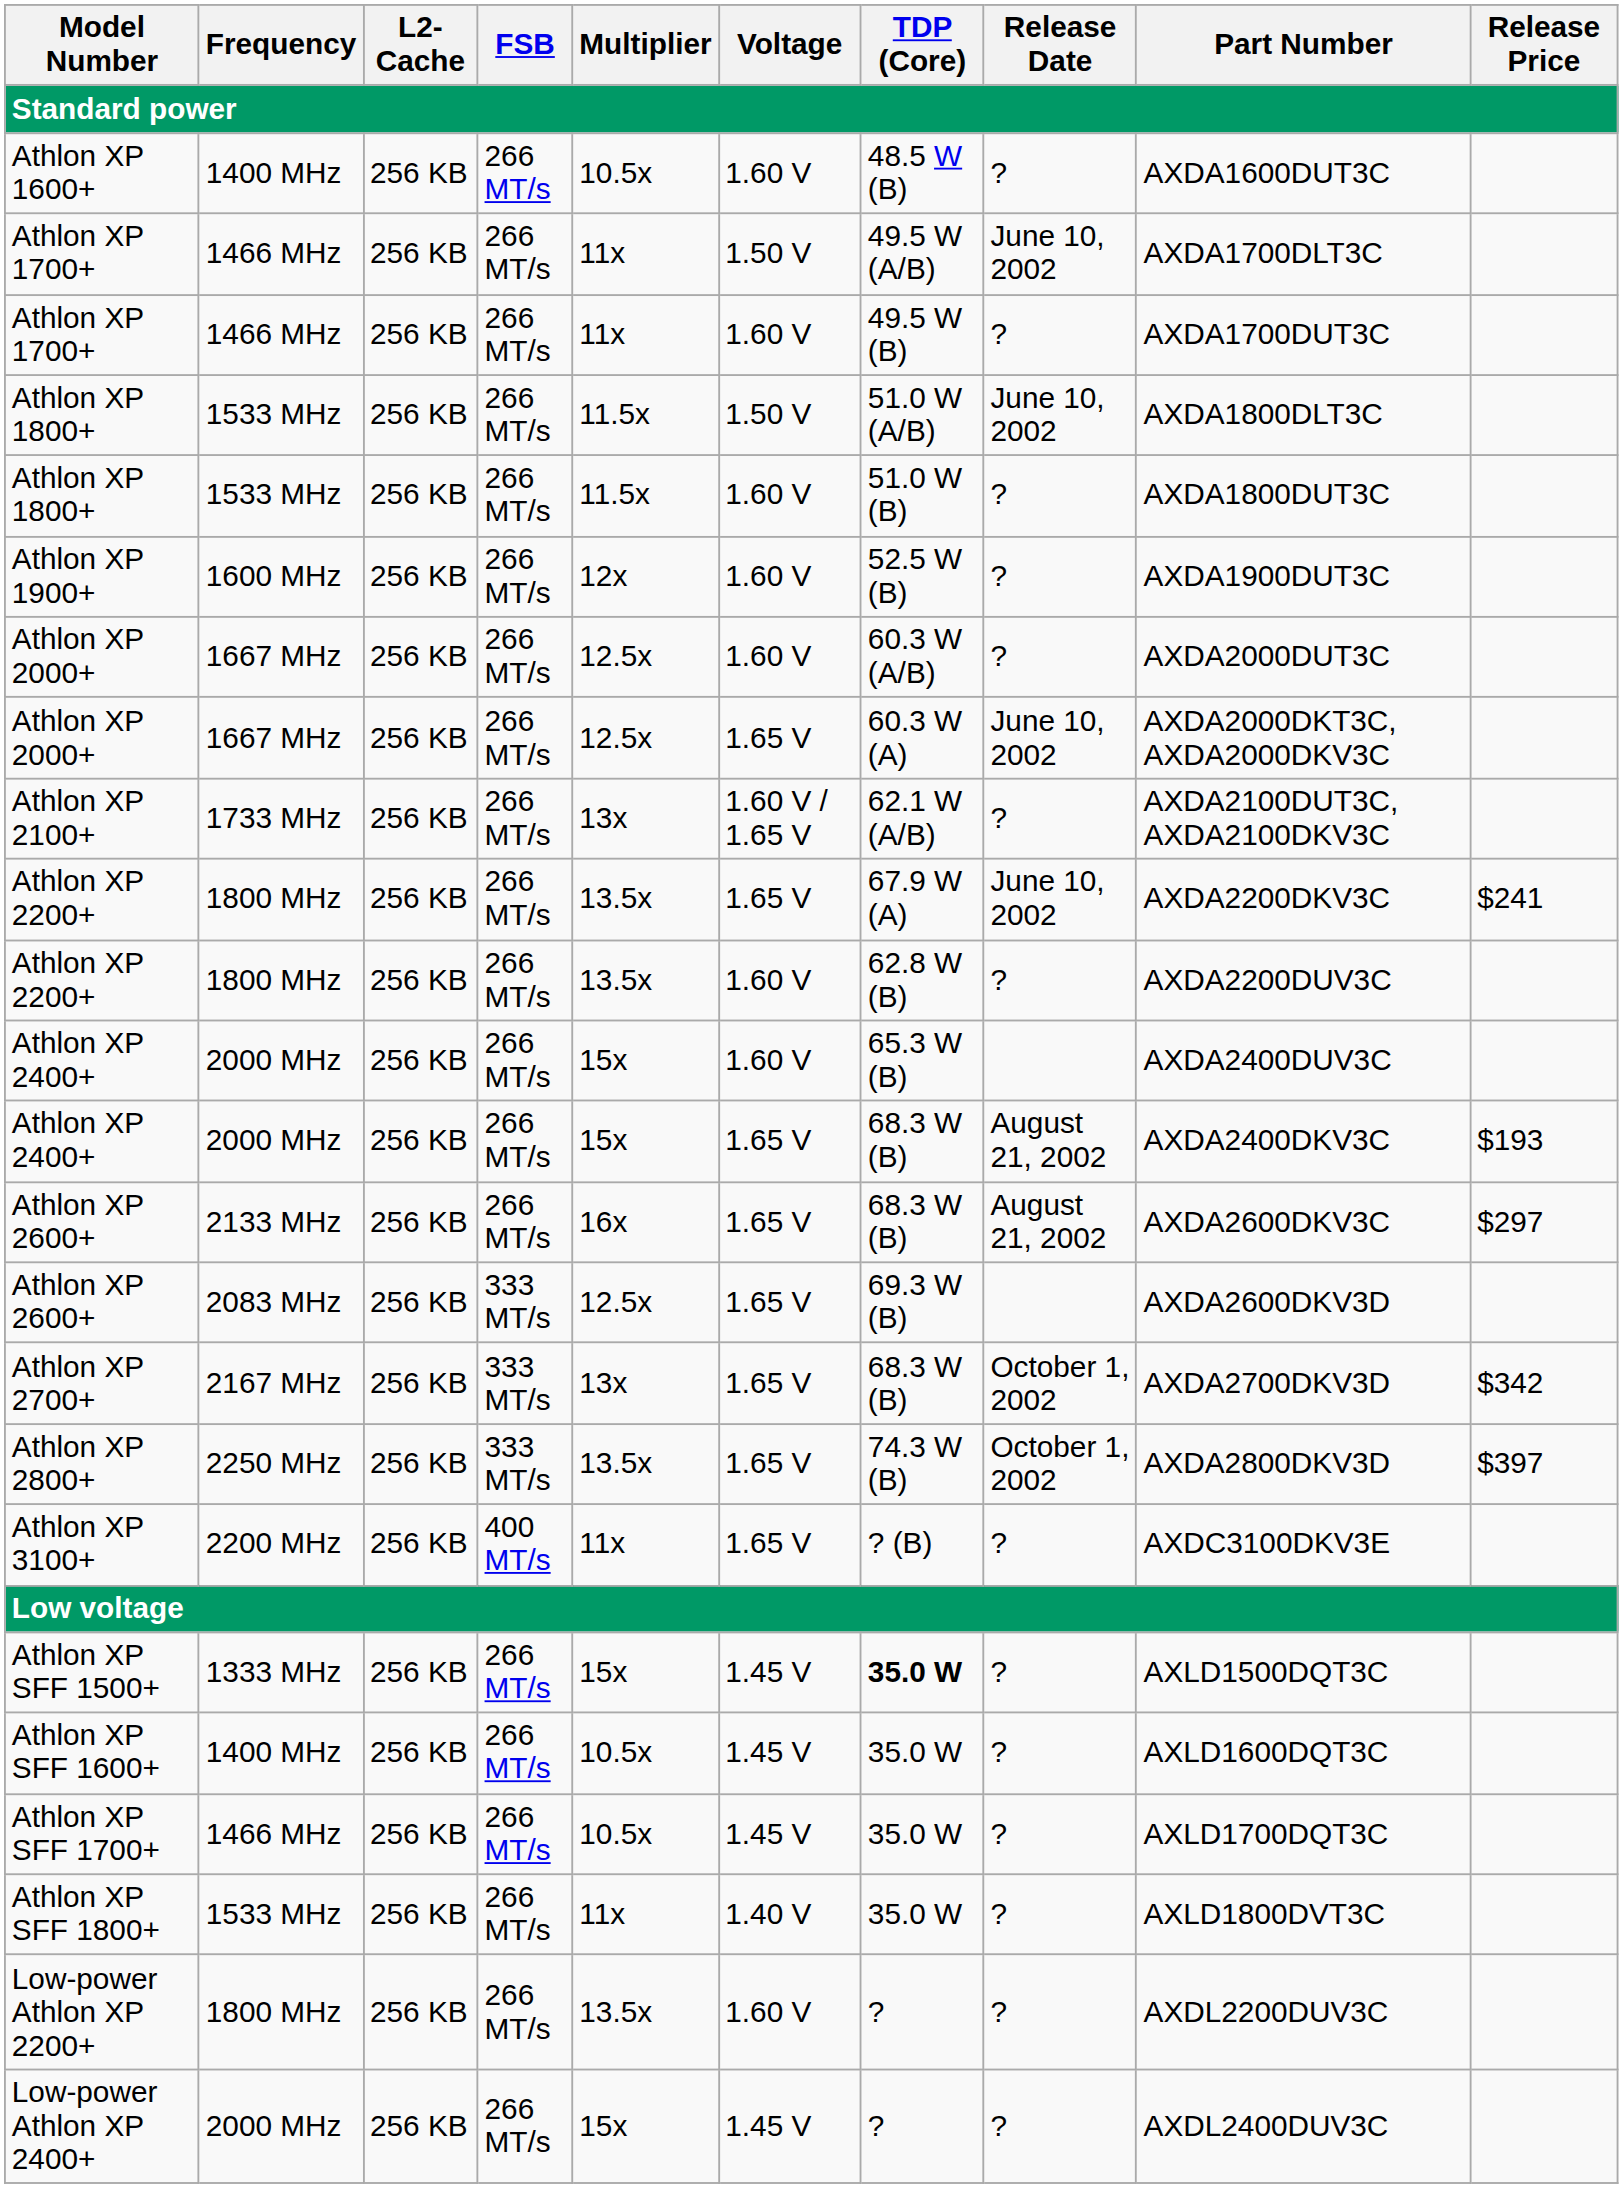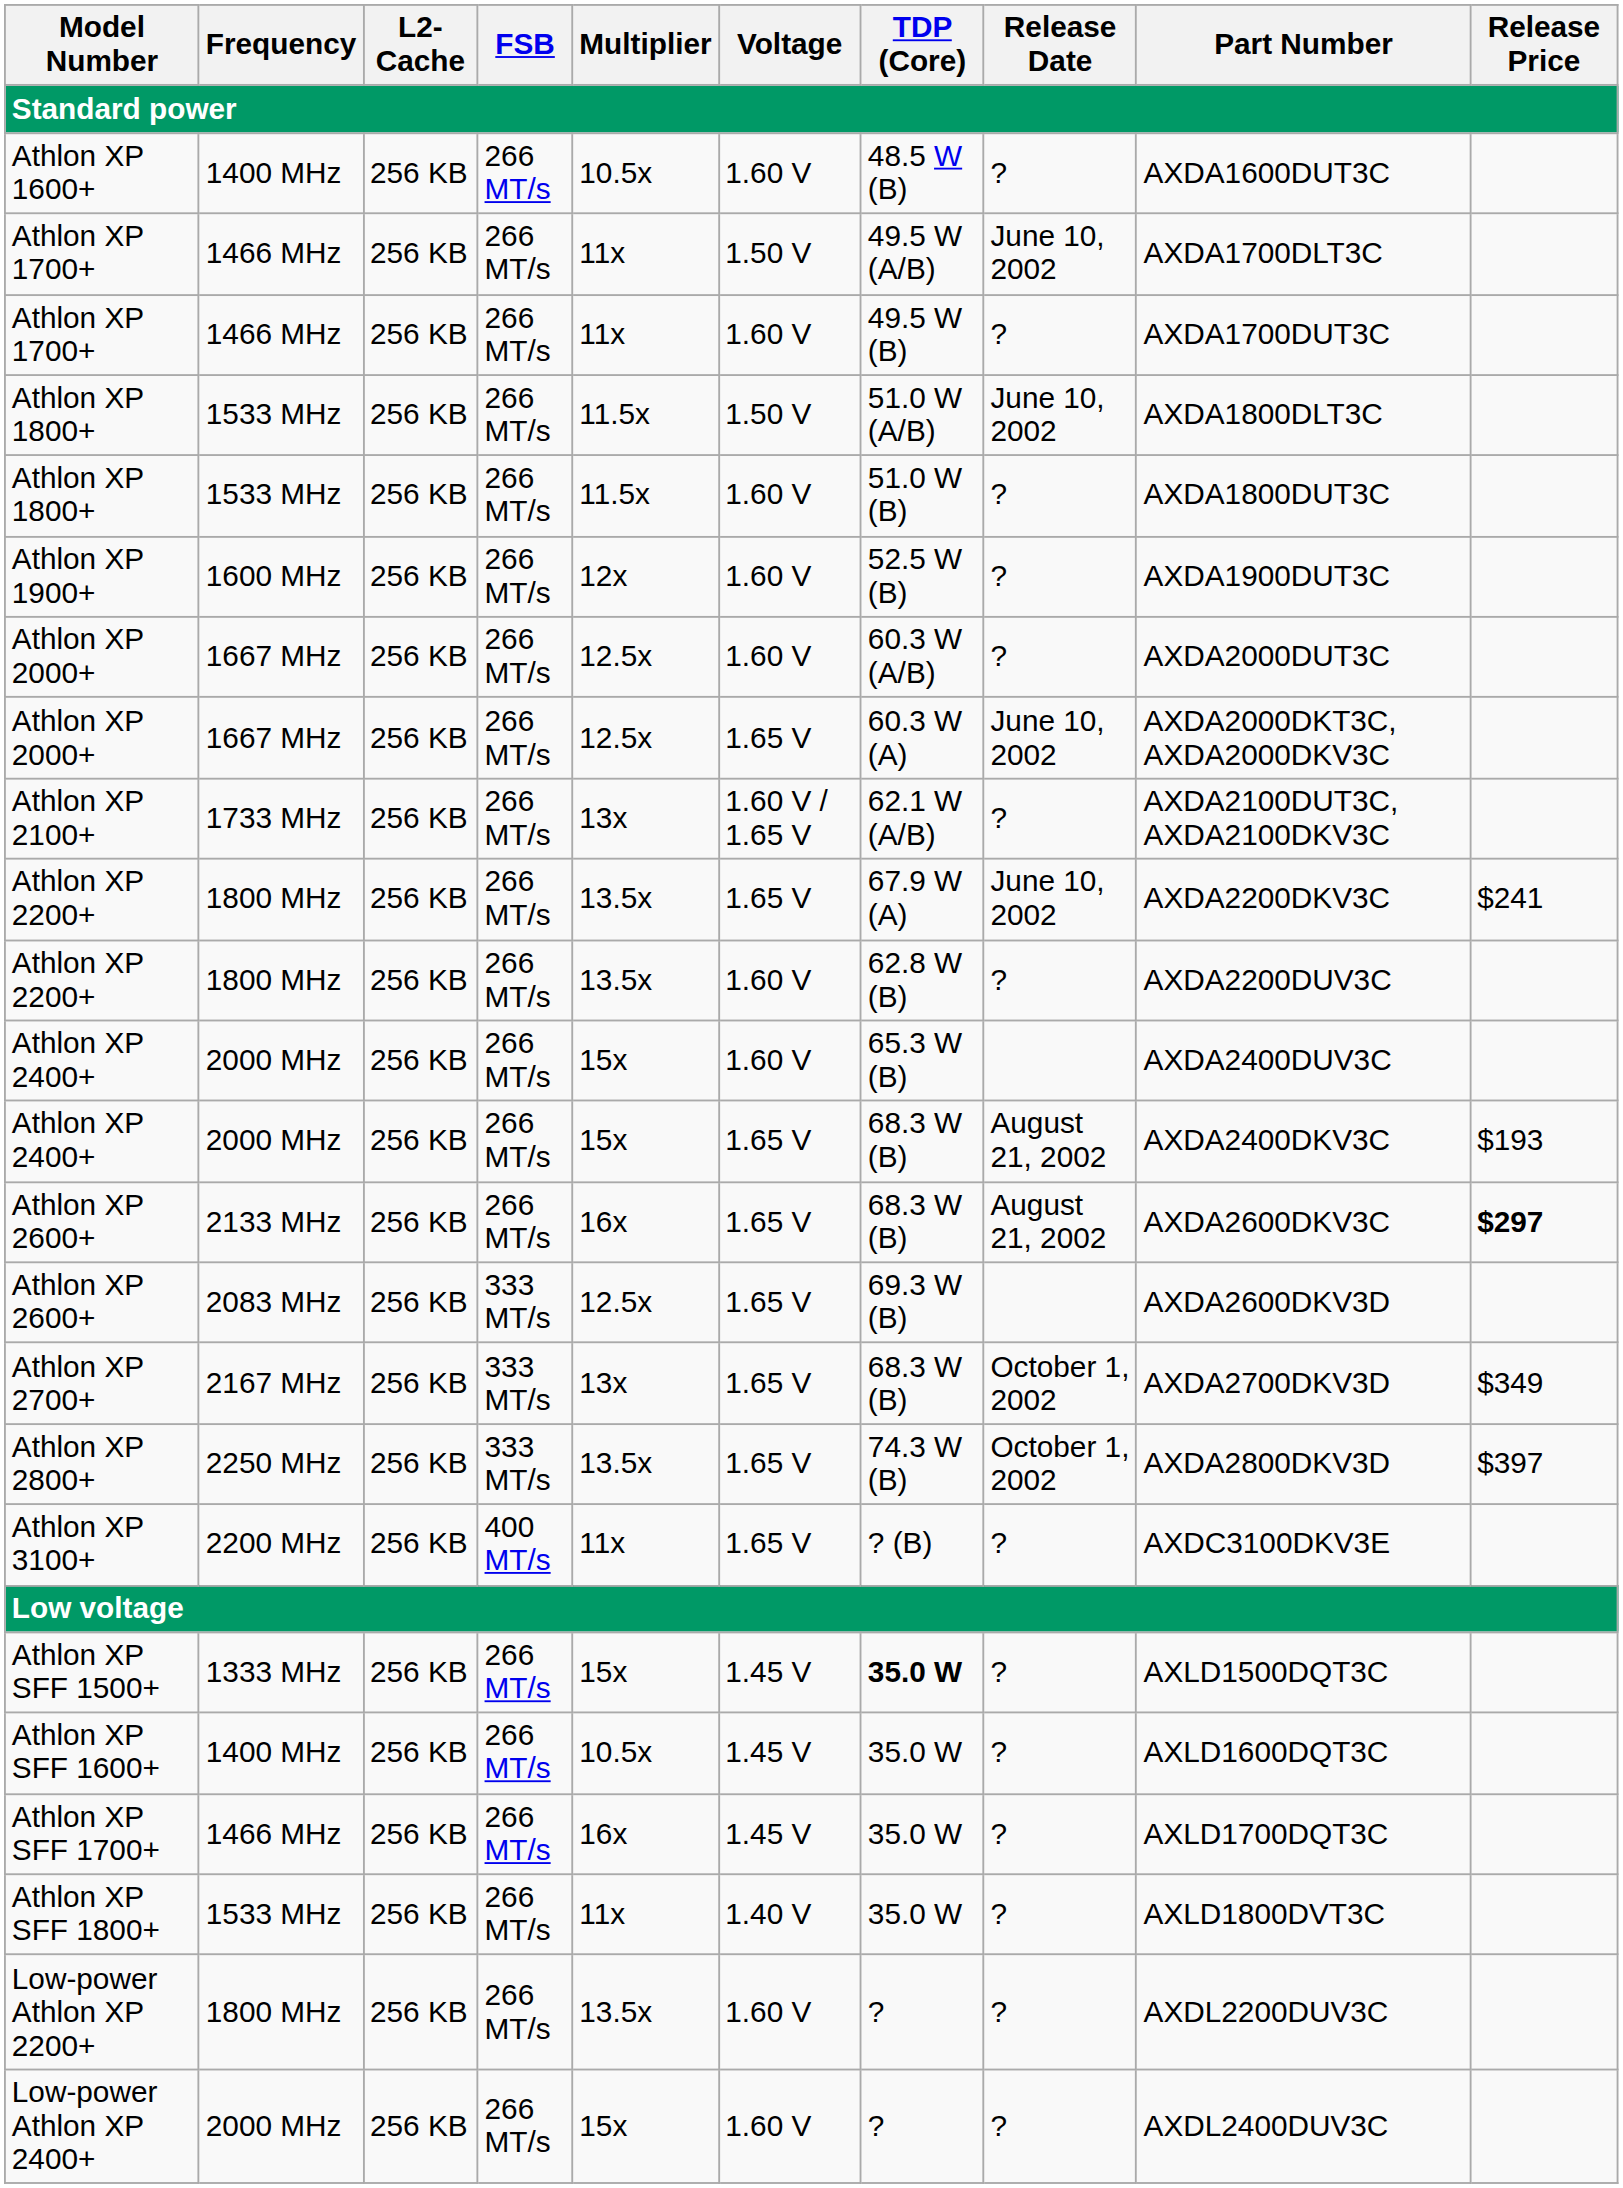(1510, 1221) normal -> (1510, 1221) bold
(1510, 1382) $342 -> (1510, 1382) $349
(616, 1833) 10.5x -> (603, 1833) 16x
(768, 2125) 1.45 V -> (768, 2125) 1.60 V
